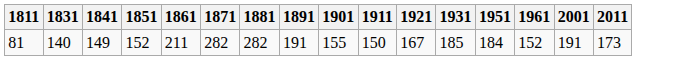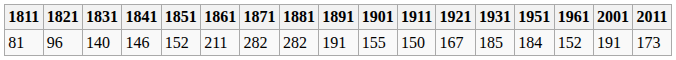+ column: (63, 17)
(98, 42) 149 -> (137, 42) 146
